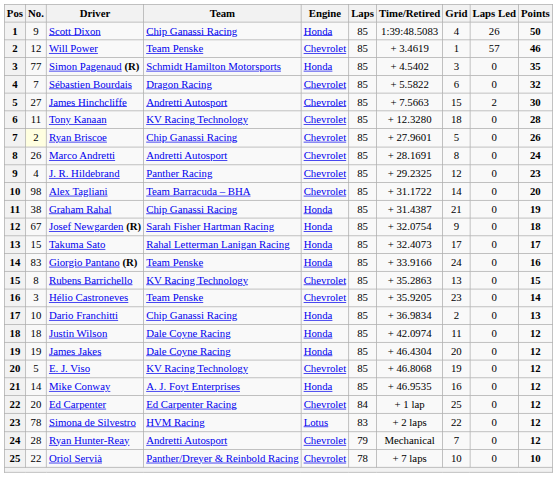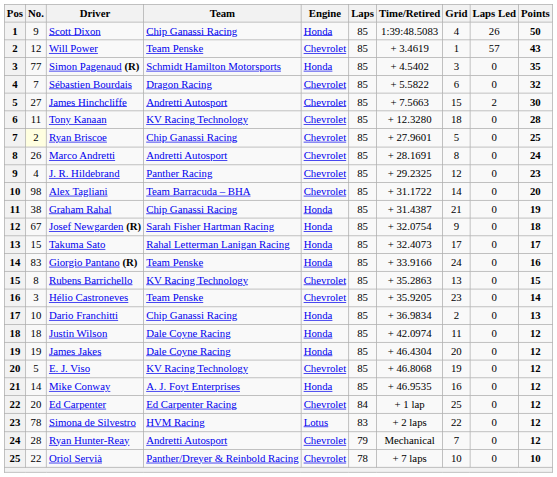(535, 49) 46 -> (535, 49) 43
(535, 138) 26 -> (535, 138) 25
